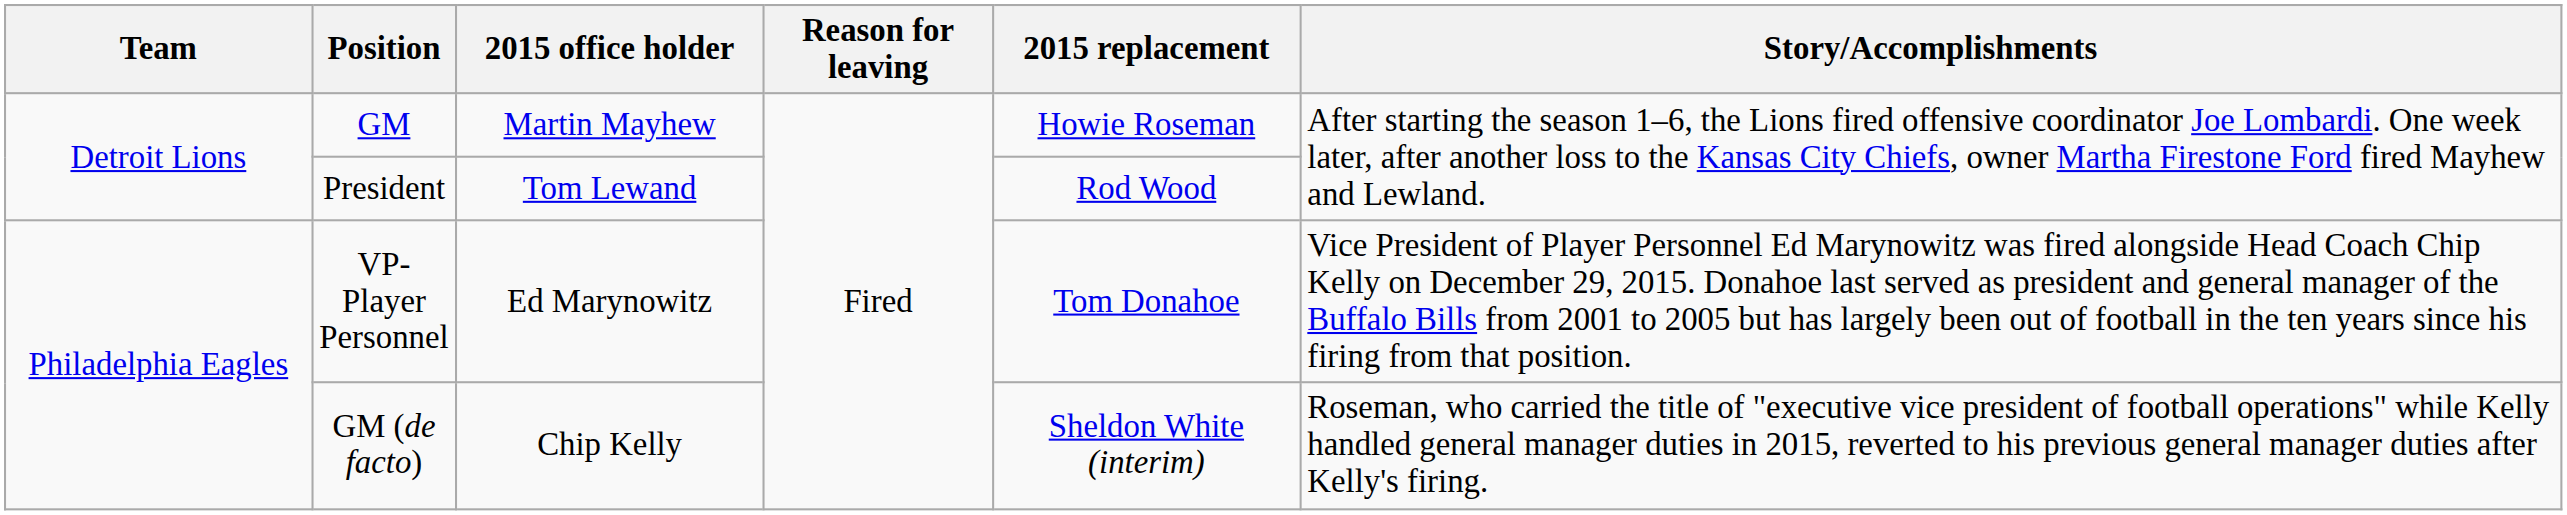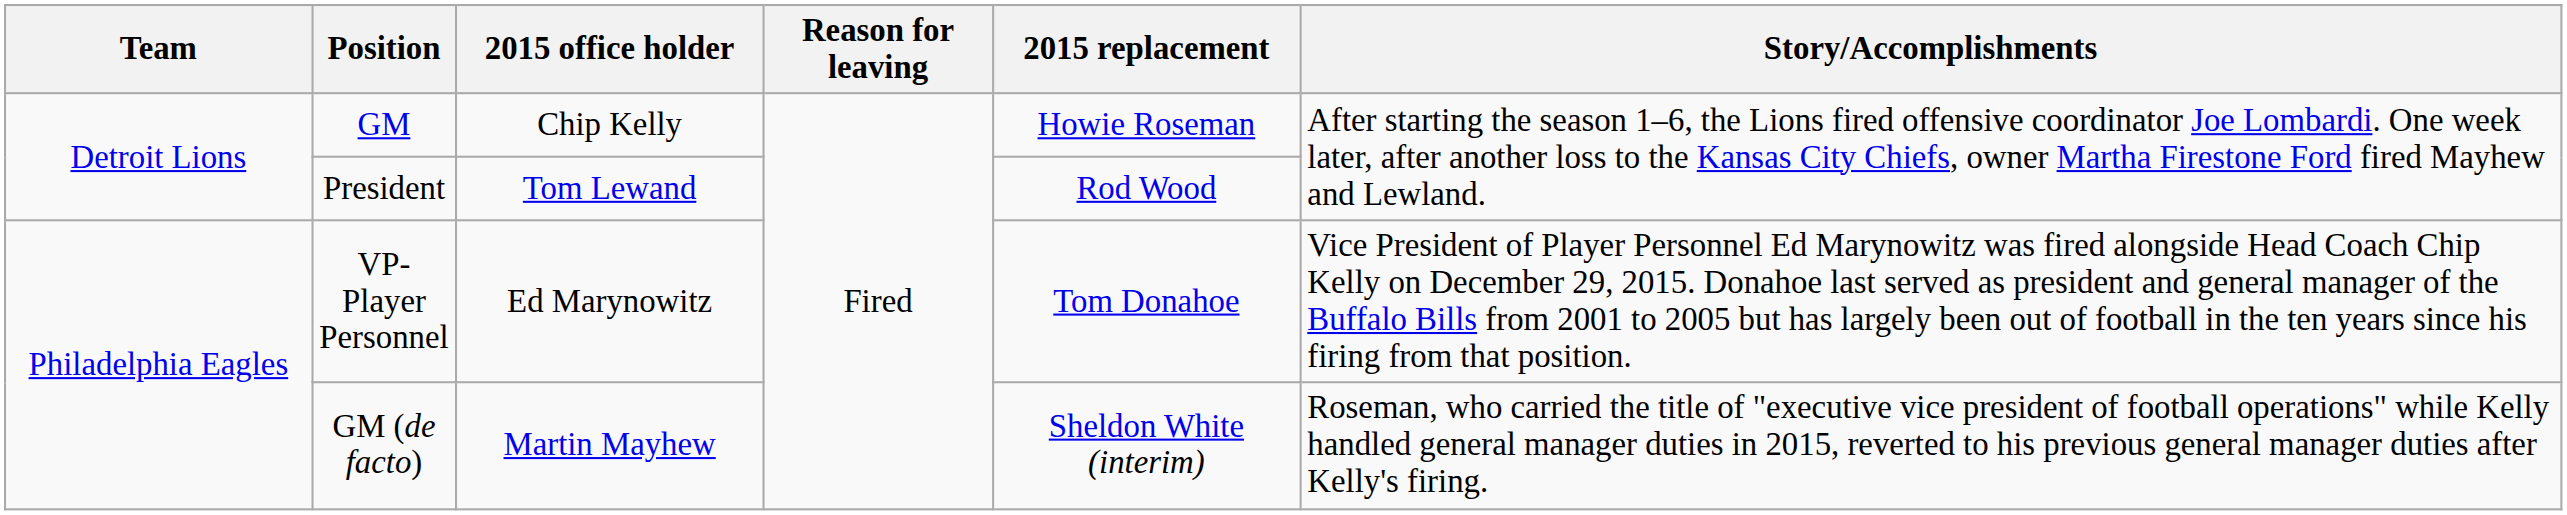(610, 124) Martin Mayhew -> (610, 124) Chip Kelly
(610, 444) Chip Kelly -> (610, 444) Martin Mayhew
